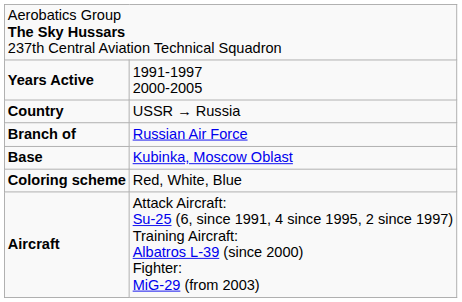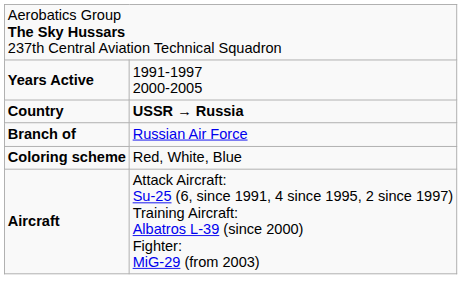(186, 111) normal -> (188, 111) bold
- row: (25, 157)
